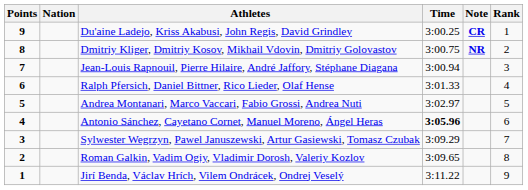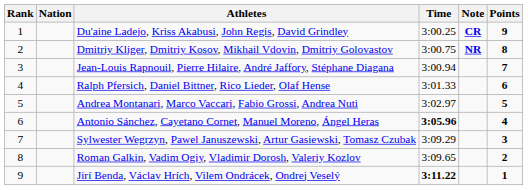columns swapped: (507, 13) <-> (22, 13)
(443, 175) normal -> (439, 175) bold
